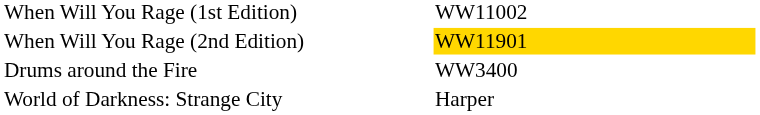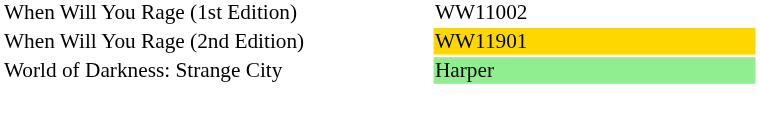- row: (101, 70)
(464, 99) no background -> (464, 70) lightgreen background
